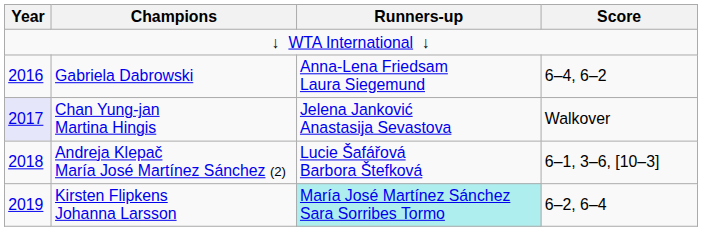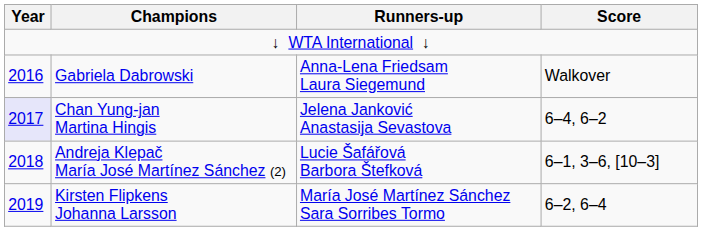(576, 76) 6–4, 6–2 -> (578, 76) Walkover
(578, 119) Walkover -> (576, 119) 6–4, 6–2
(405, 205) paleturquoise background -> (405, 205) no background
